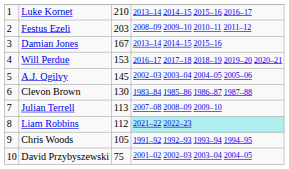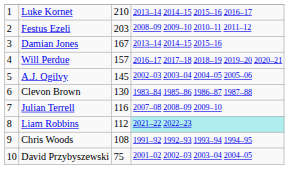(121, 60) 153 -> (121, 60) 157
(121, 108) 113 -> (121, 108) 116
(121, 140) 105 -> (121, 140) 108
